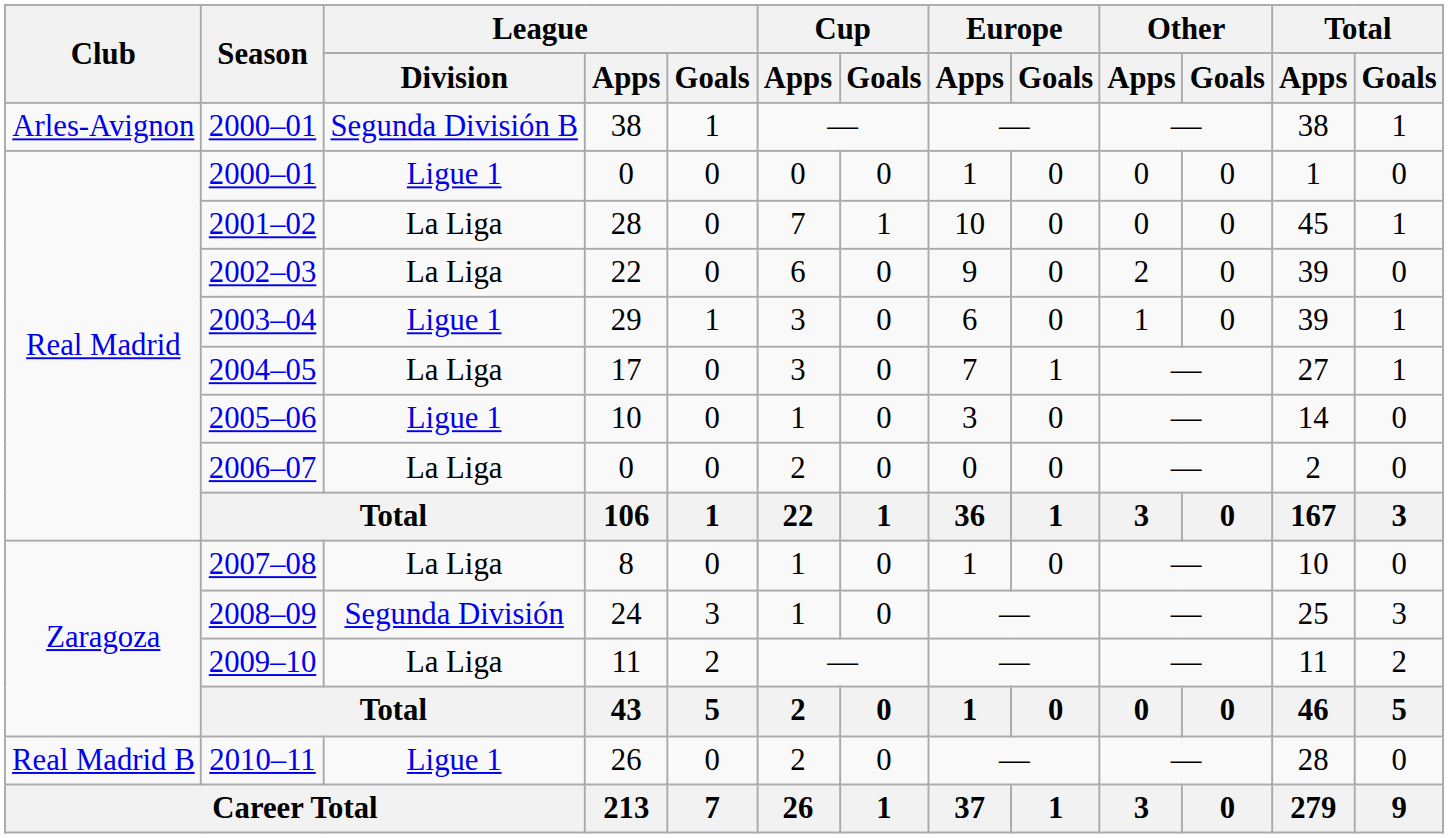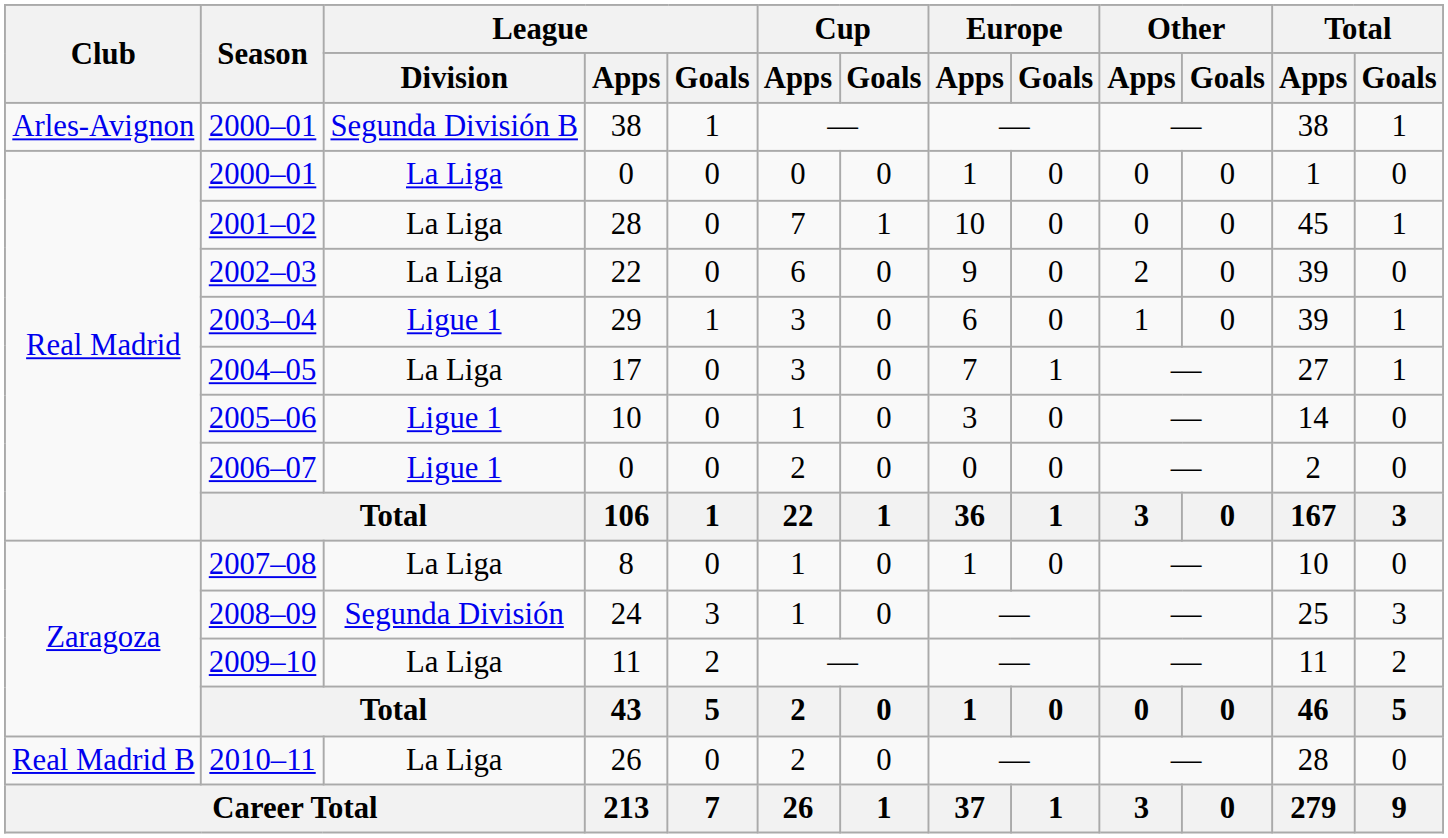(454, 175) Ligue 1 -> (454, 175) La Liga
(454, 467) La Liga -> (454, 467) Ligue 1
(454, 759) Ligue 1 -> (454, 759) La Liga
